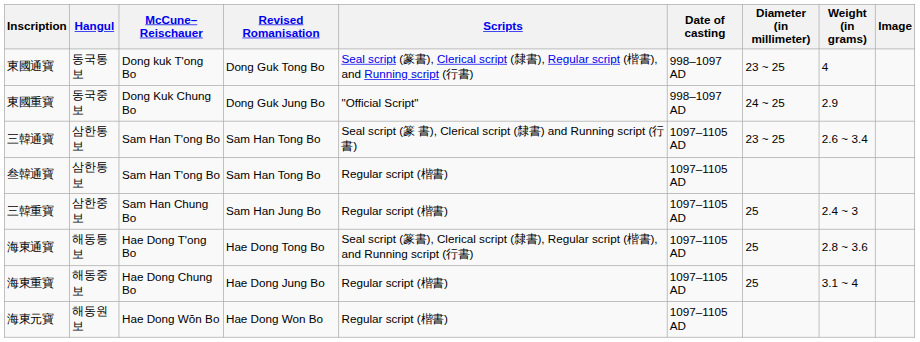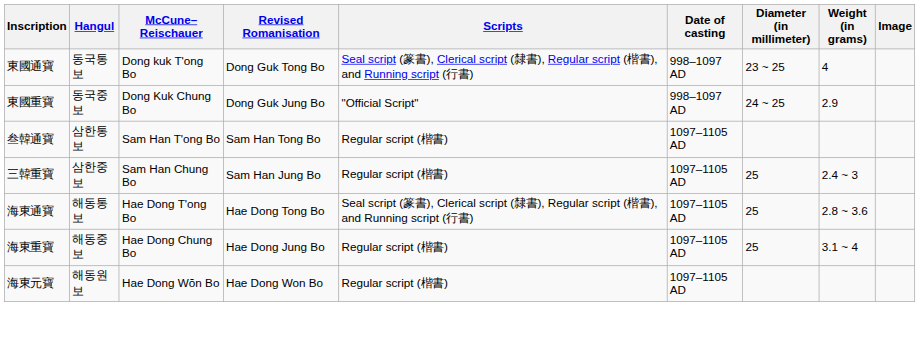- row: (30, 139)
